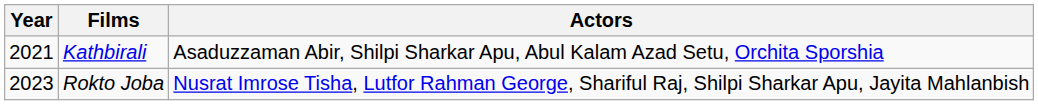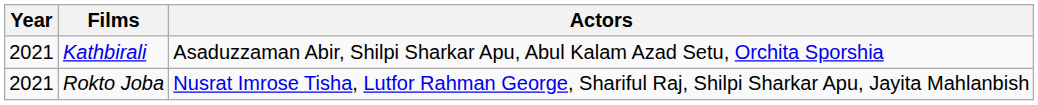(31, 83) 2023 -> (31, 83) 2021
